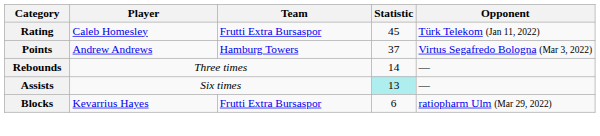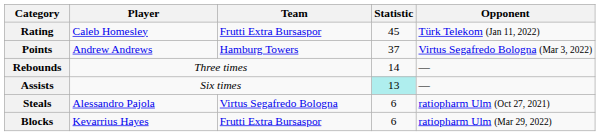+ row: (37, 103)
